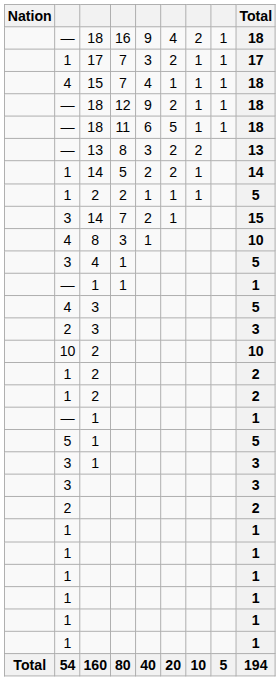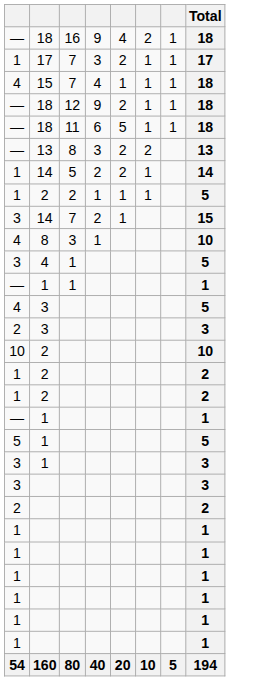- column: (30, 16)
